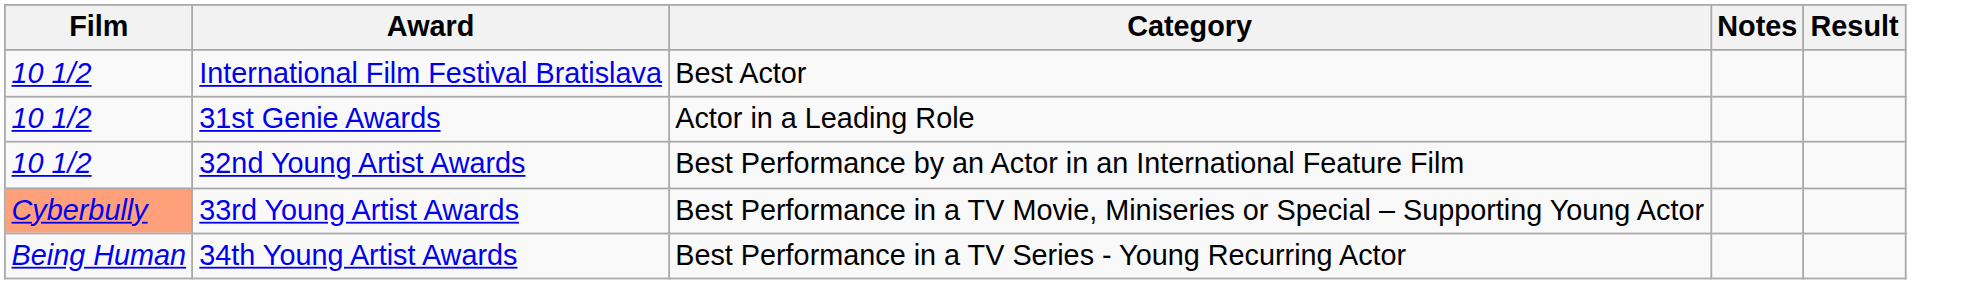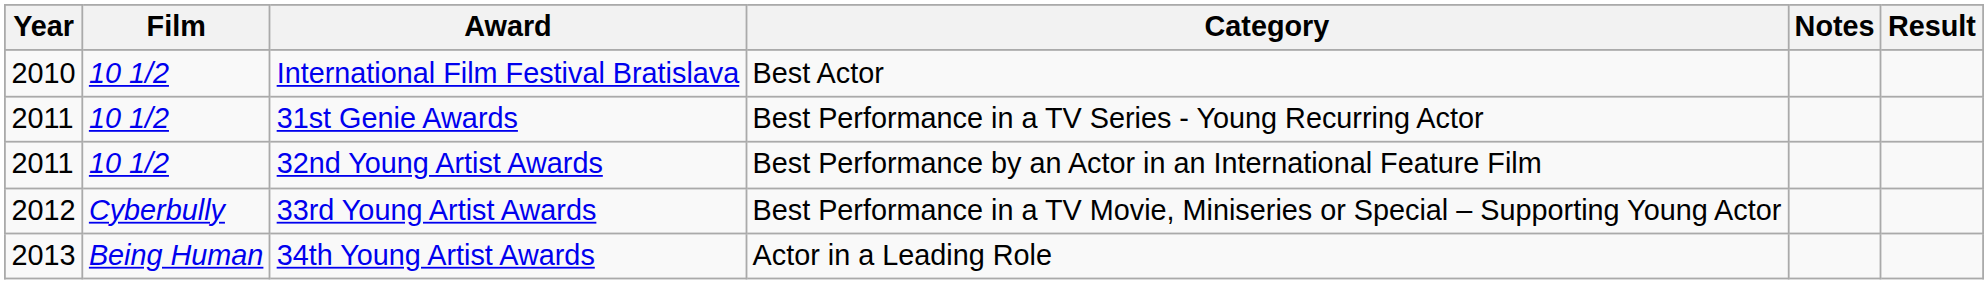+ column: (44, 27)
(825, 118) Actor in a Leading Role -> (1118, 118) Best Performance in a TV Series - Young Recurring Actor
(80, 210) lightsalmon background -> (157, 210) no background
(1041, 255) Best Performance in a TV Series - Young Recurring Actor -> (902, 255) Actor in a Leading Role
